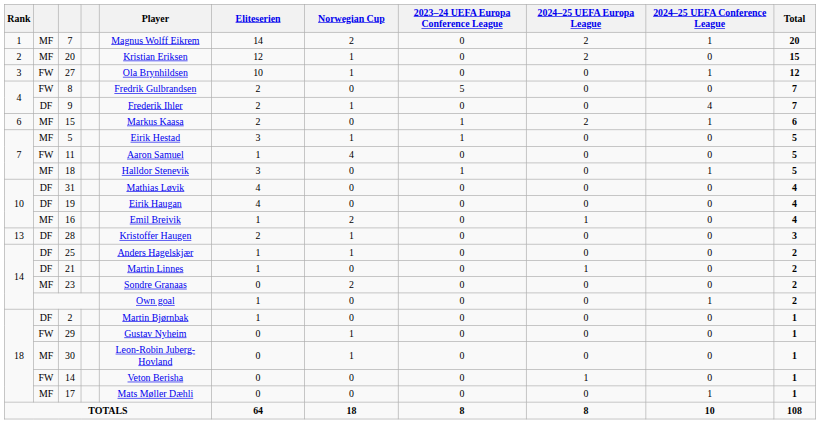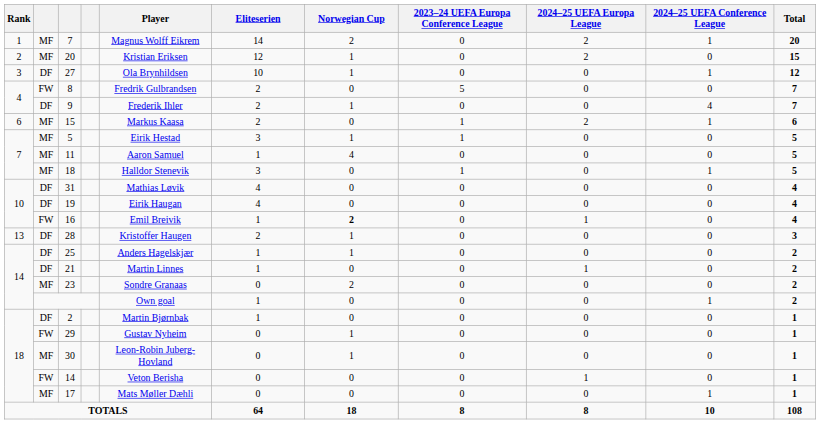(46, 73) FW -> (46, 73) DF
(46, 154) FW -> (46, 154) MF
(46, 220) MF -> (46, 220) FW
(351, 220) normal -> (351, 220) bold
